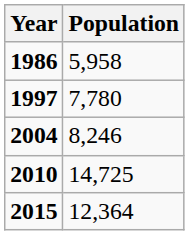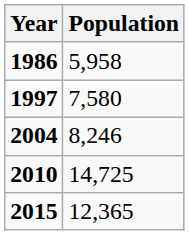(95, 98) 7,780 -> (95, 98) 7,580
(101, 211) 12,364 -> (101, 211) 12,365
